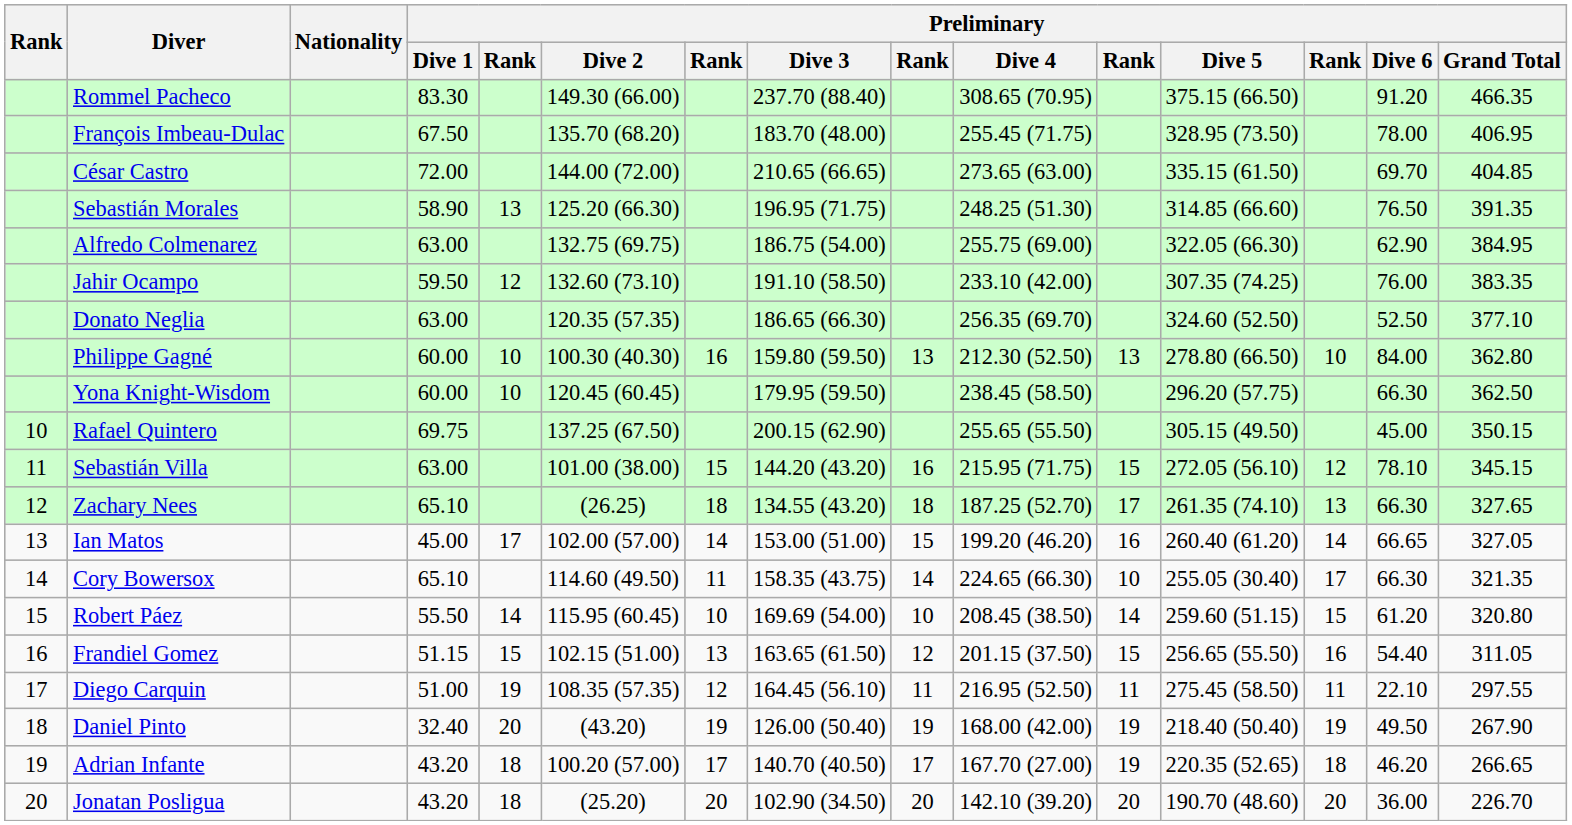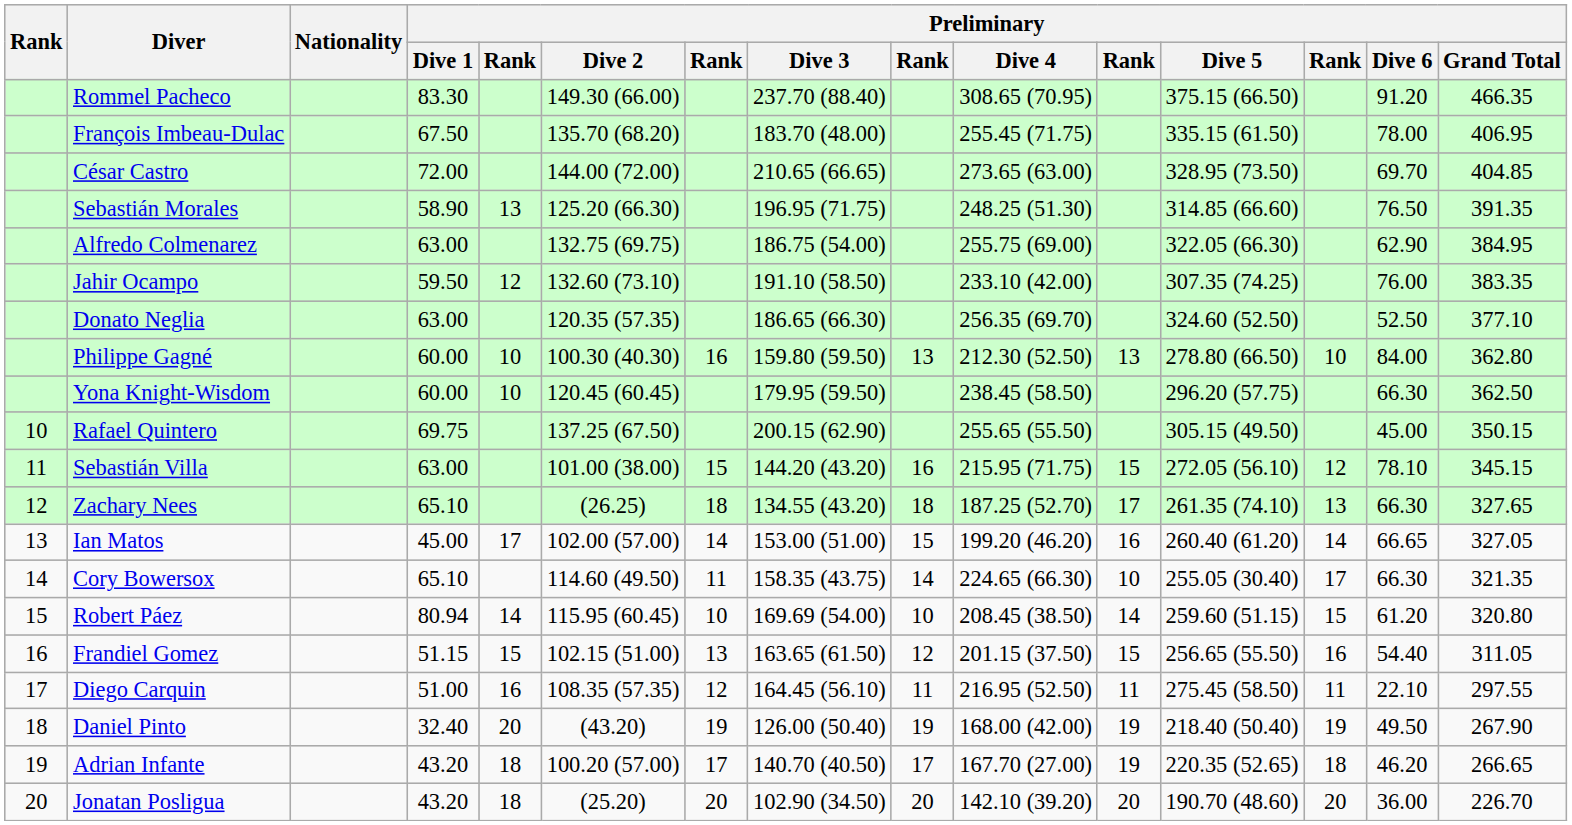(1232, 134) 328.95 (73.50) -> (1232, 134) 335.15 (61.50)
(1232, 171) 335.15 (61.50) -> (1232, 171) 328.95 (73.50)
(443, 616) 55.50 -> (443, 616) 80.94
(510, 690) 19 -> (510, 690) 16
